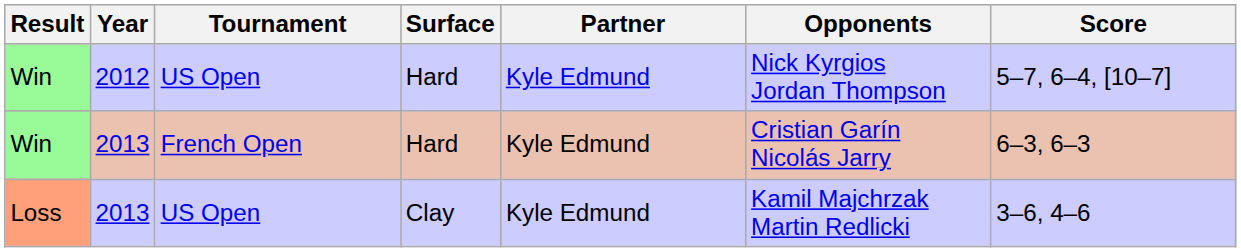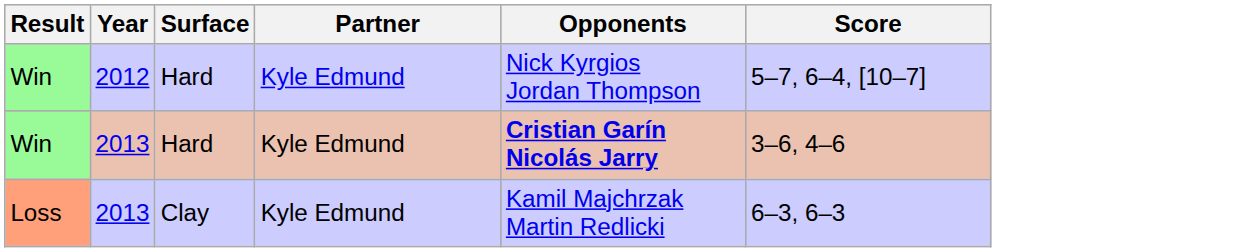- column: (278, 23)
(826, 144) normal -> (586, 144) bold
(1043, 144) 6–3, 6–3 -> (798, 144) 3–6, 4–6
(1043, 211) 3–6, 4–6 -> (798, 211) 6–3, 6–3
